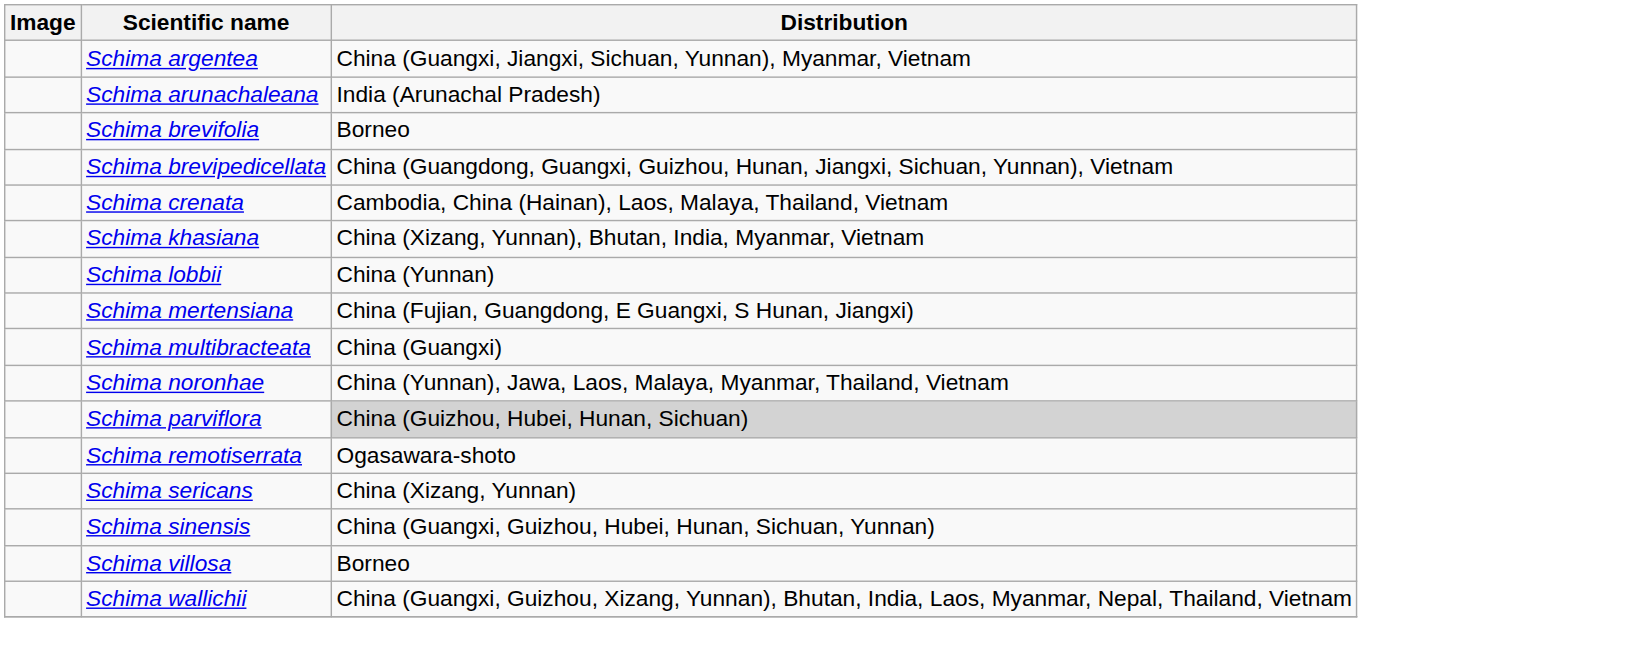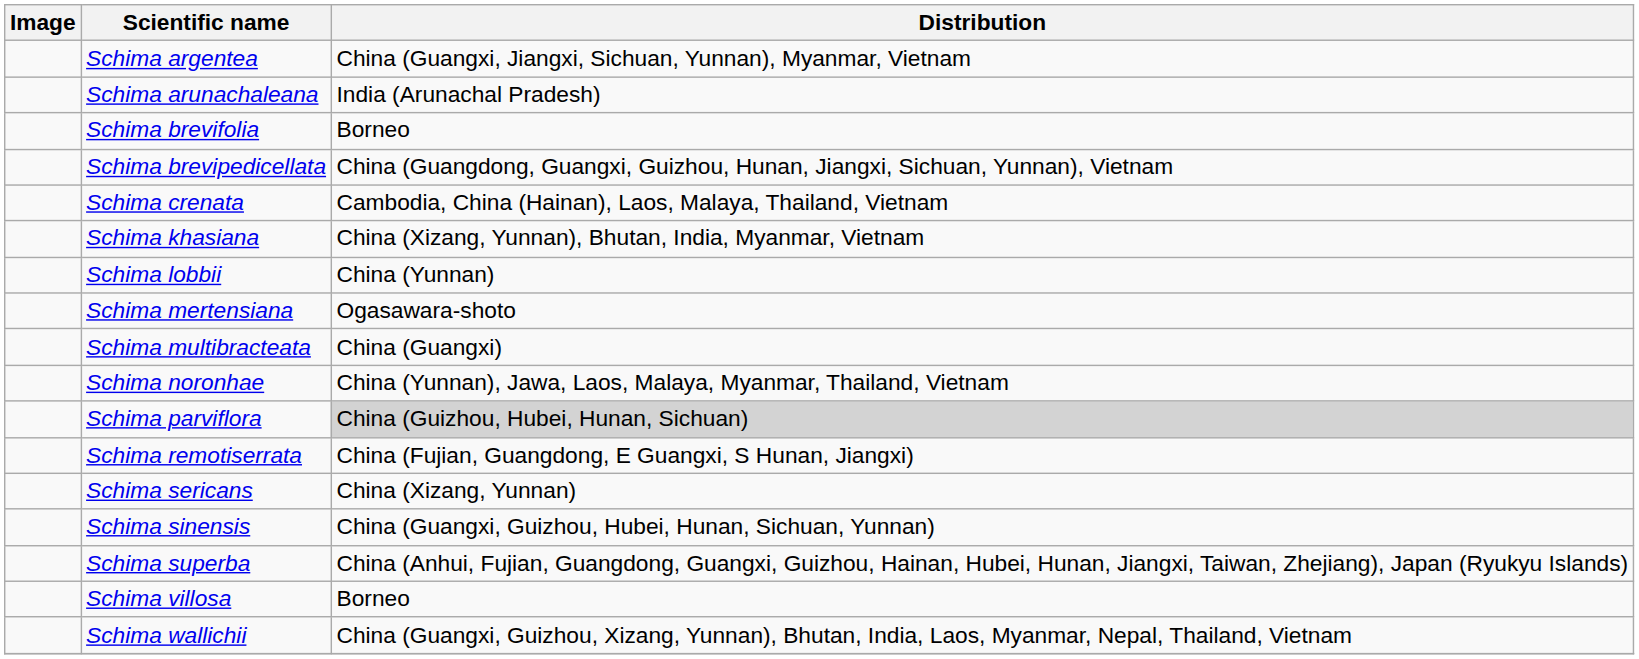(625, 310) China (Fujian, Guangdong, E Guangxi, S Hunan, Jiangxi) -> (426, 310) Ogasawara-shoto
(426, 454) Ogasawara-shoto -> (625, 454) China (Fujian, Guangdong, E Guangxi, S Hunan, Jiangxi)
+ row: (168, 563)
